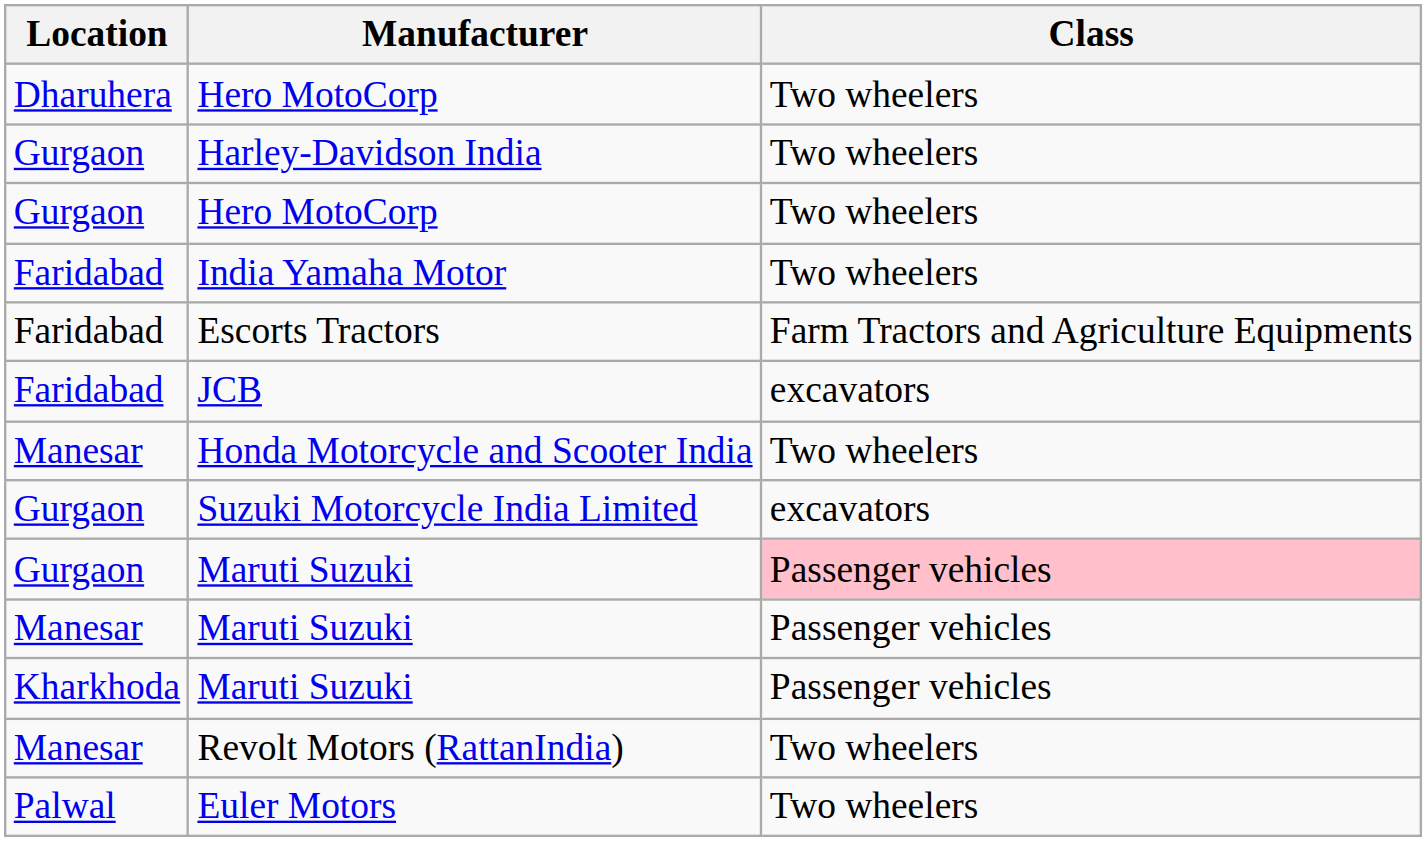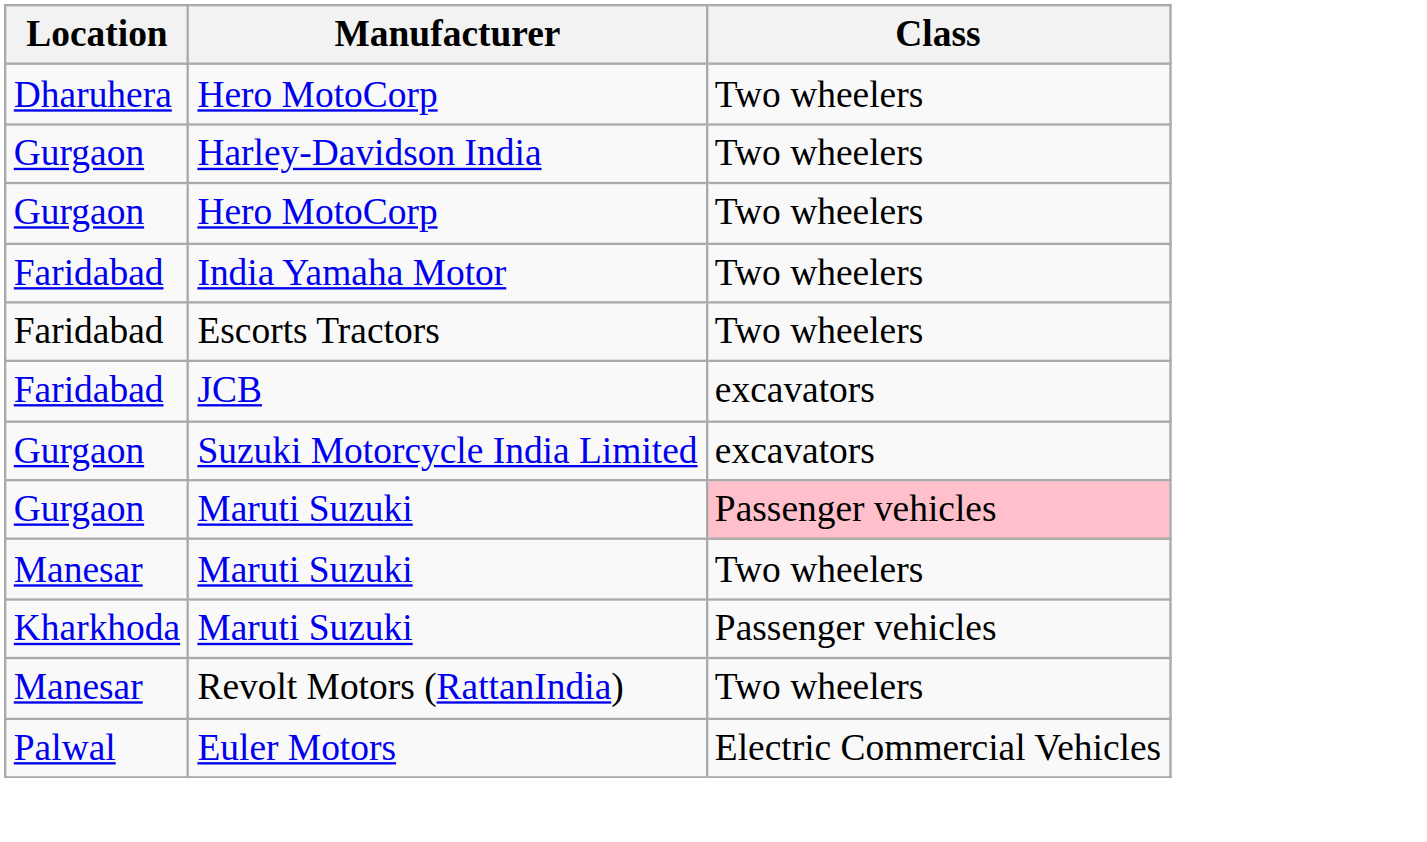(1091, 331) Farm Tractors and Agriculture Equipments -> (819, 331) Two wheelers
- row: (78, 449)
(911, 627) Passenger vehicles -> (819, 568) Two wheelers
(874, 806) Two wheelers -> (938, 746) Electric Commercial Vehicles
